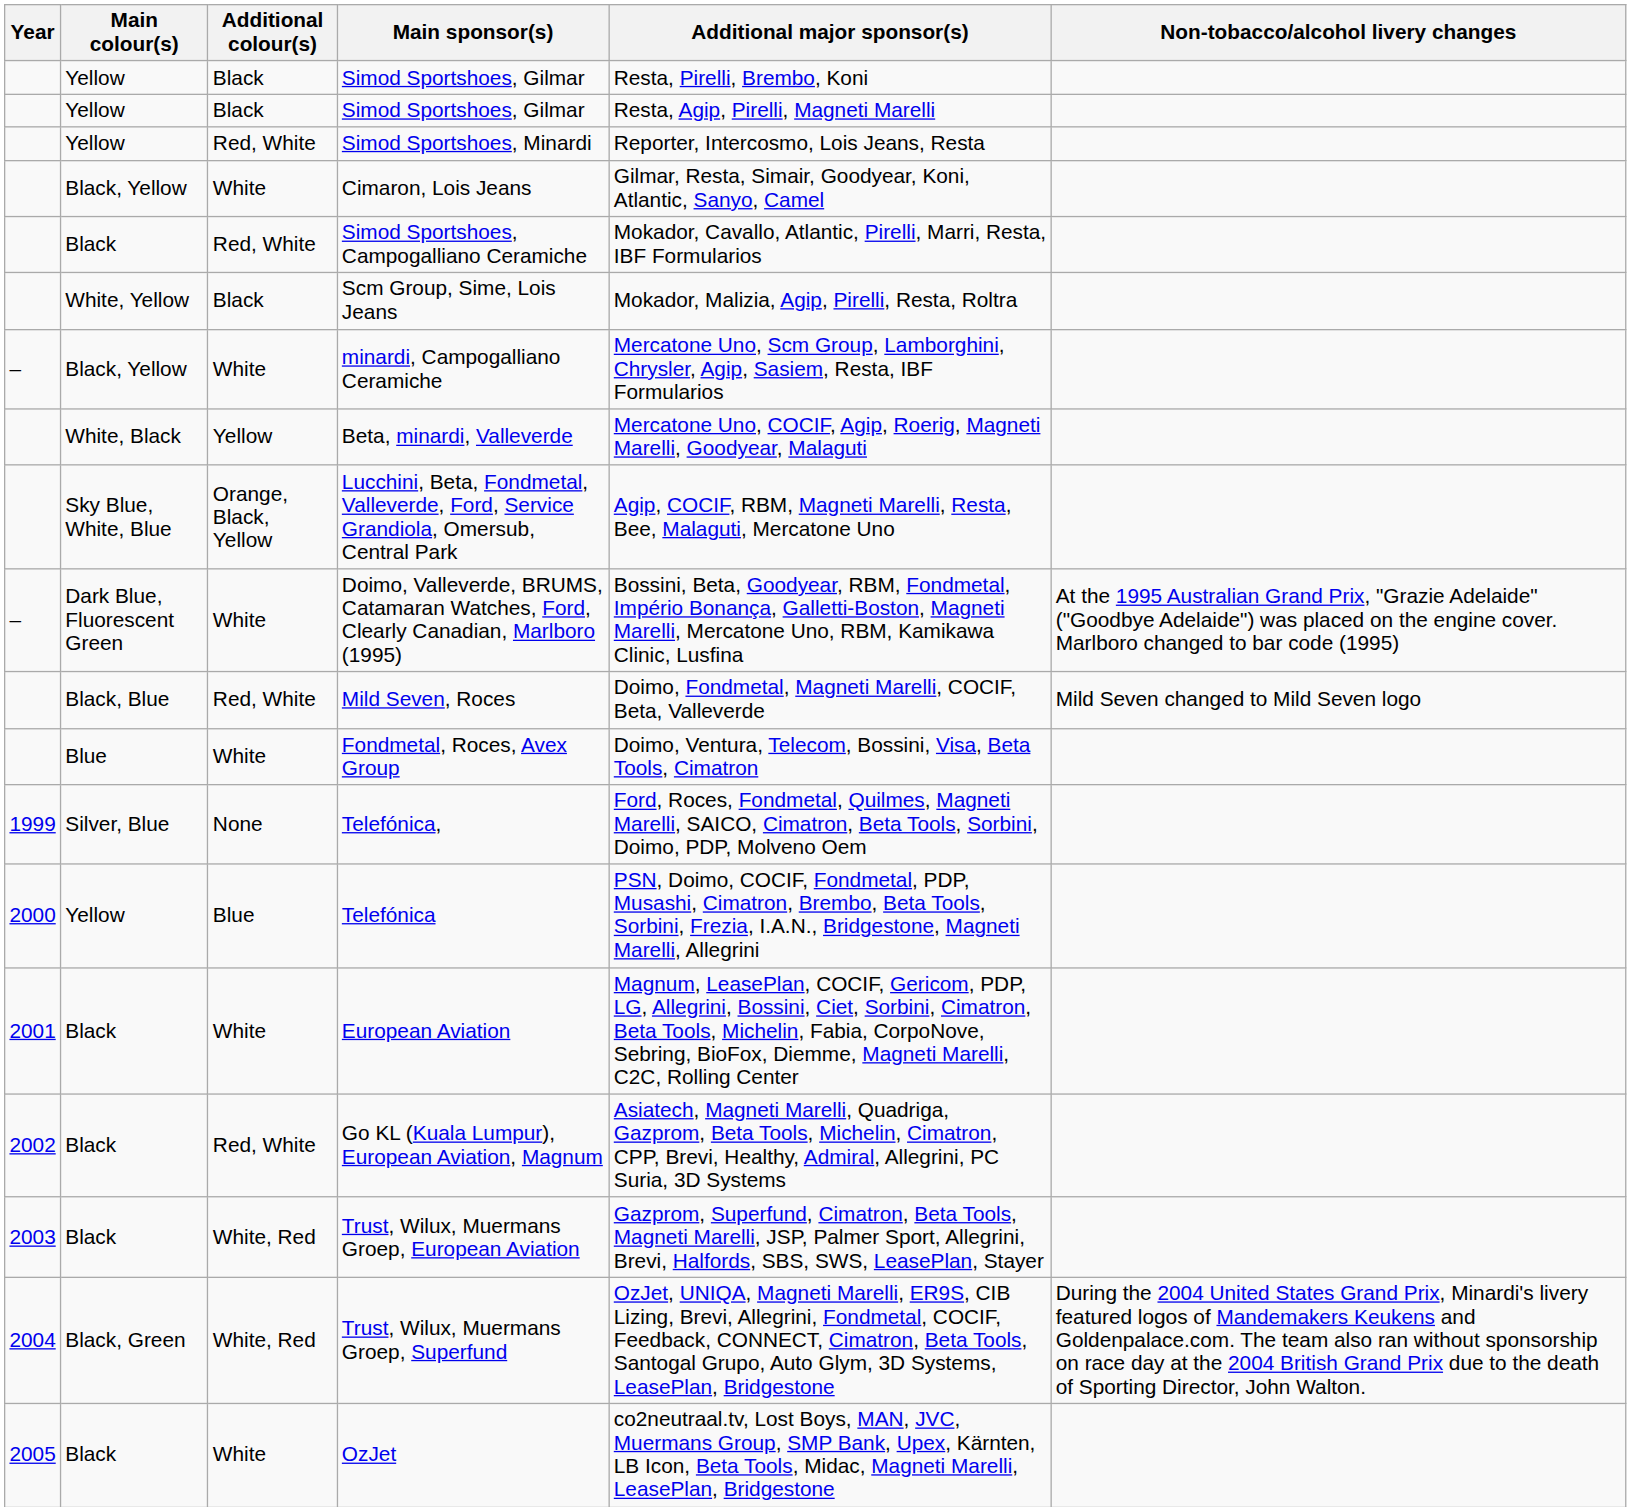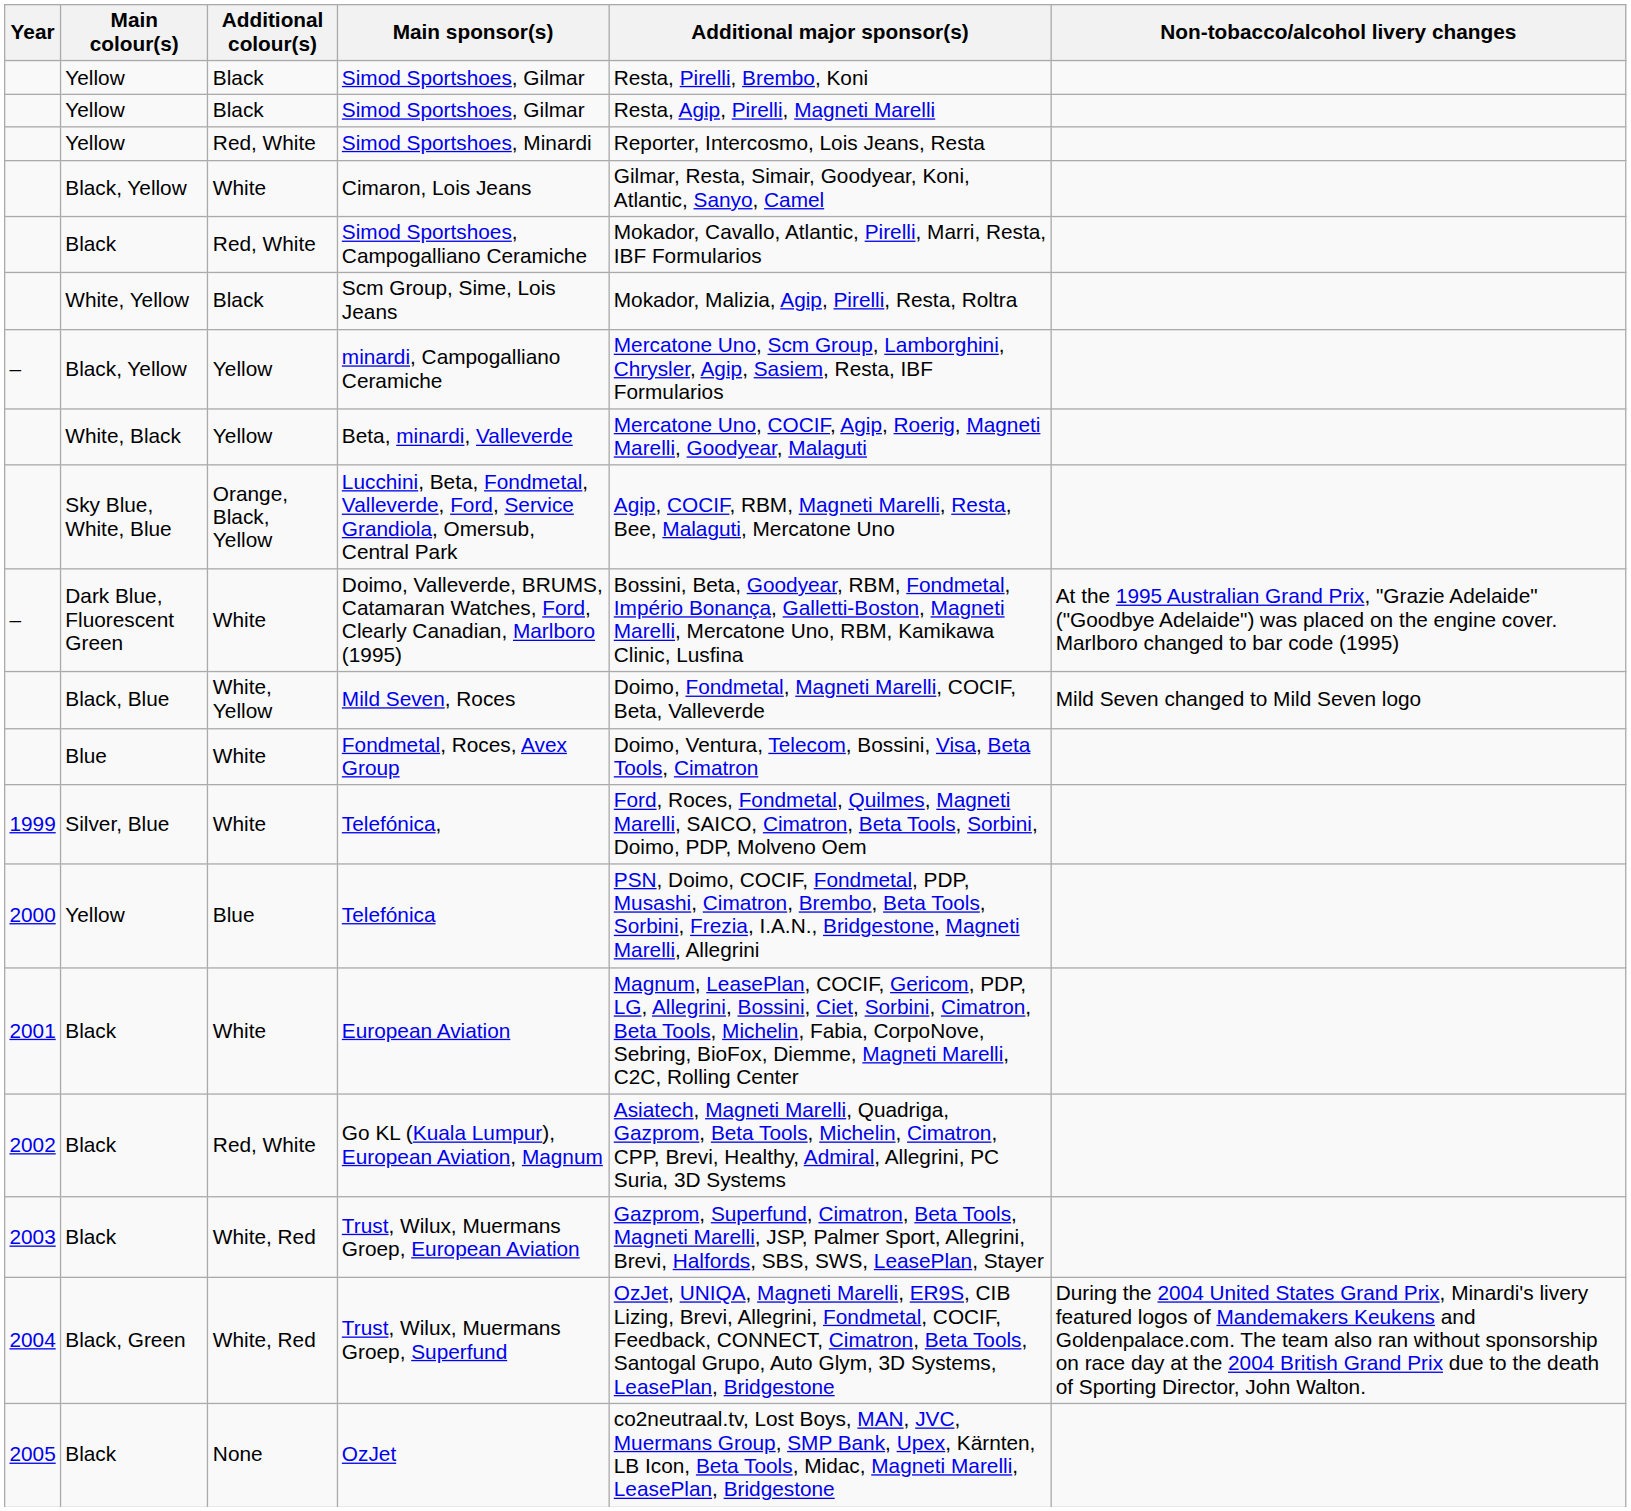(239, 368) White -> (243, 368) Yellow
(264, 699) Red, White -> (243, 699) White, Yellow
(238, 824) None -> (239, 824) White
(239, 1455) White -> (238, 1455) None
